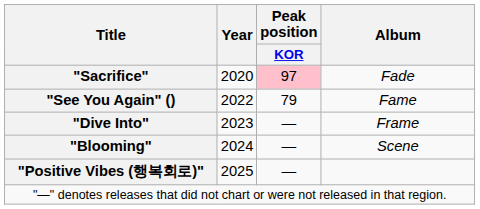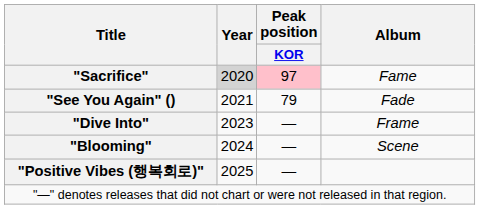(237, 77) no background -> (237, 77) lightgrey background
(398, 77) Fade -> (398, 77) Fame
(237, 100) 2022 -> (237, 100) 2021
(398, 100) Fame -> (398, 100) Fade
